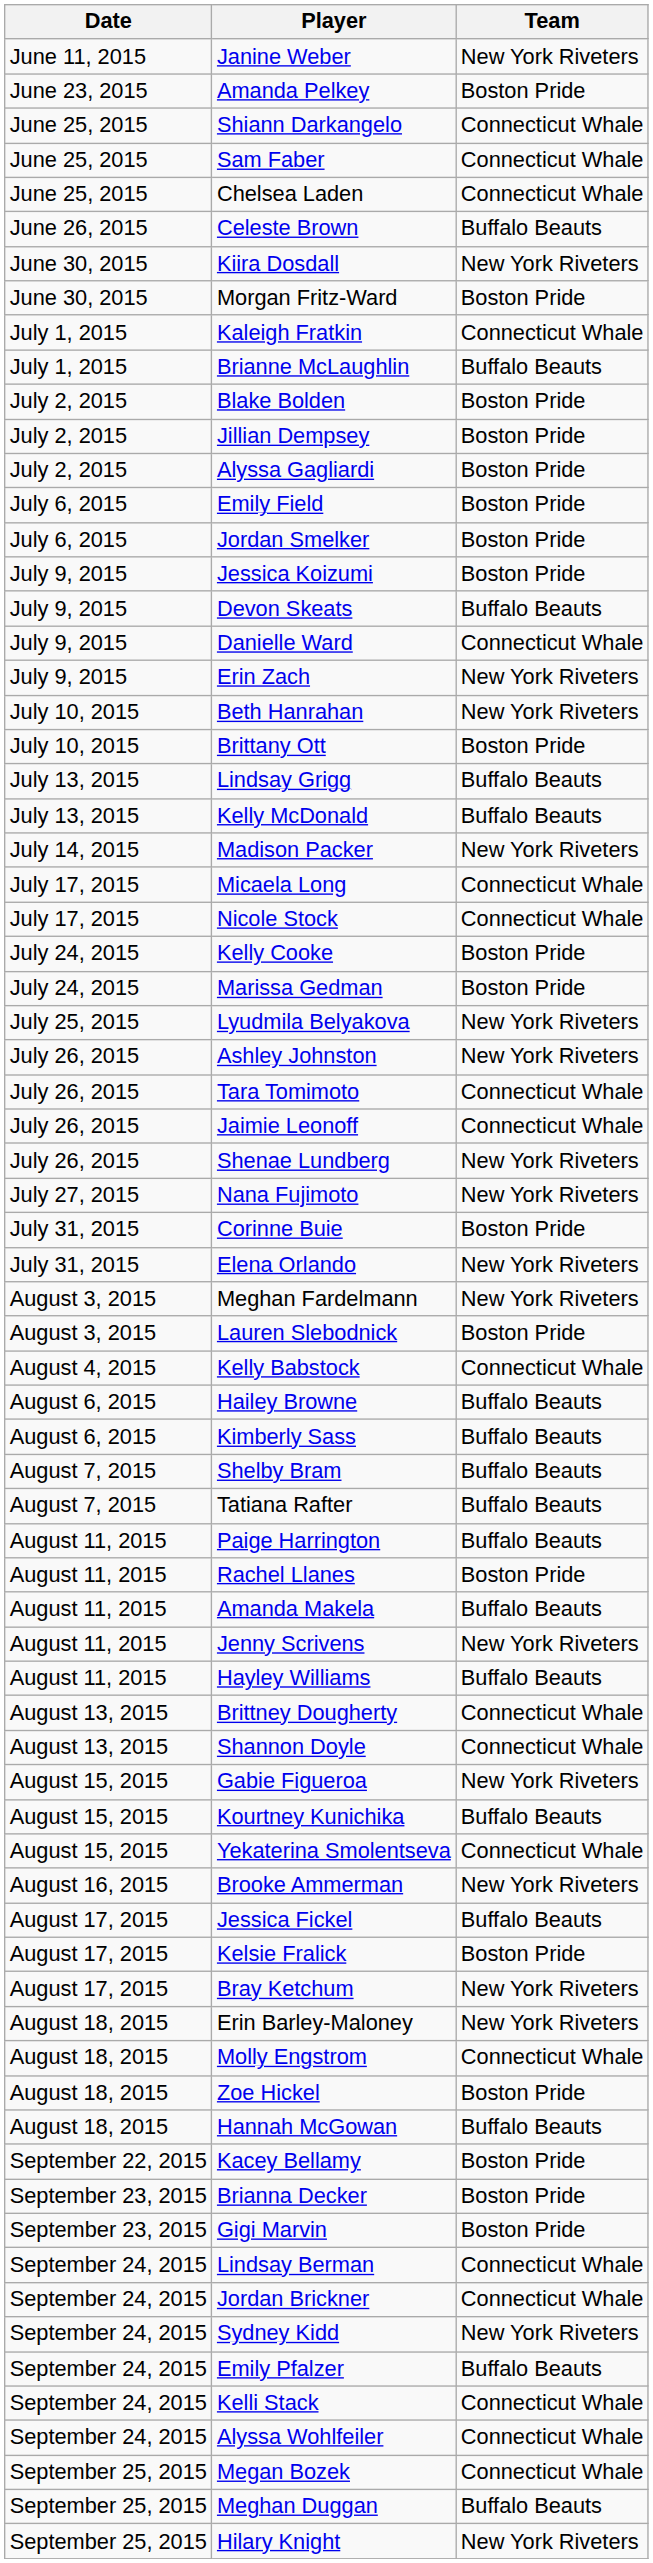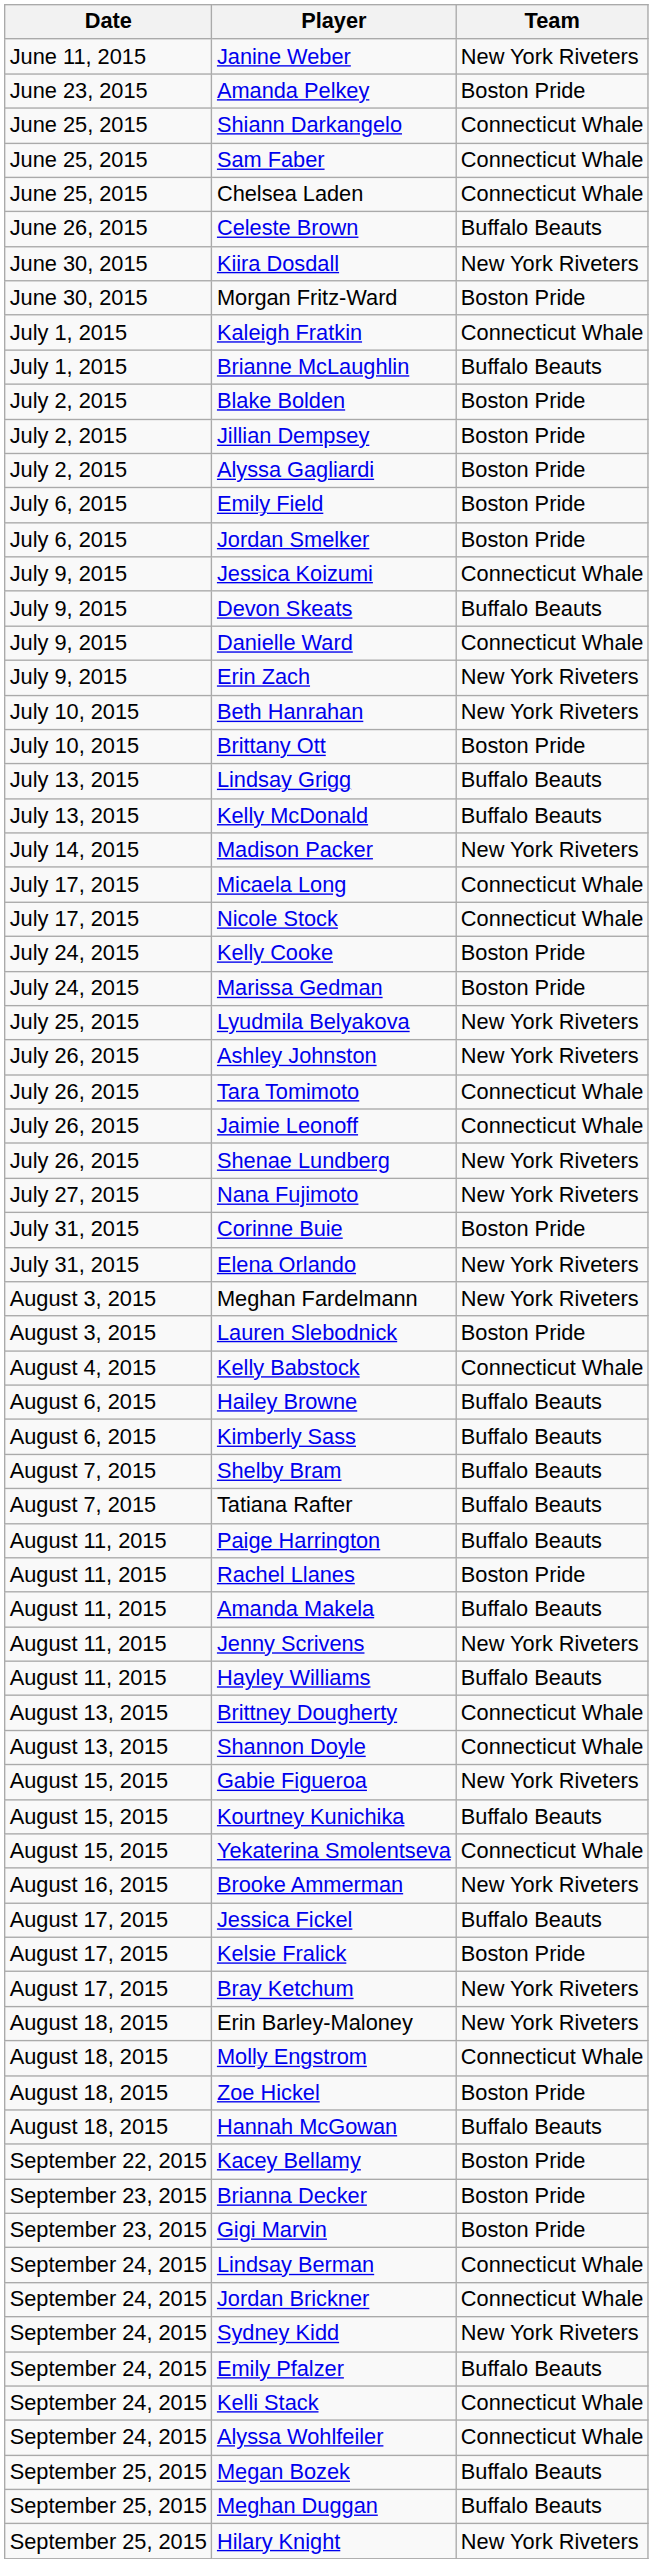(523, 573) Boston Pride -> (552, 573) Connecticut Whale
(552, 2471) Connecticut Whale -> (531, 2471) Buffalo Beauts
